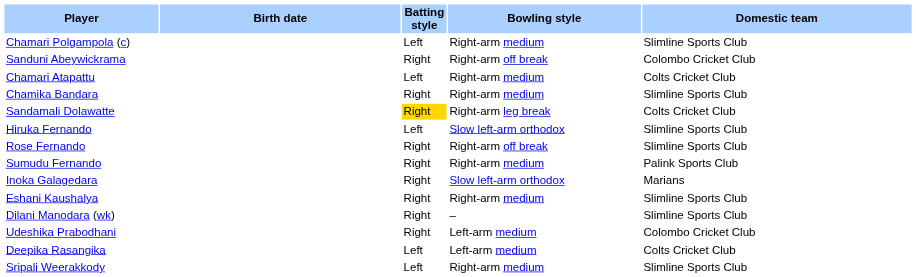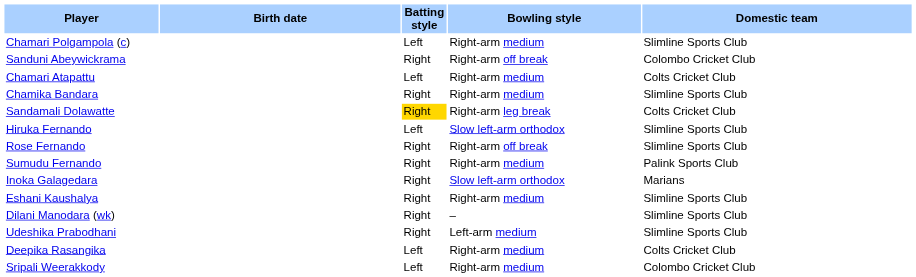(699, 232) Colombo Cricket Club -> (695, 232) Slimline Sports Club
(493, 250) Left-arm medium -> (497, 250) Right-arm medium
(695, 267) Slimline Sports Club -> (699, 267) Colombo Cricket Club
